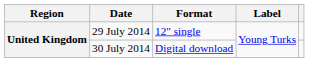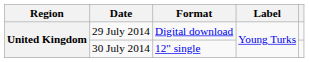(178, 31) 12" single -> (194, 31) Digital download
(194, 48) Digital download -> (178, 48) 12" single
